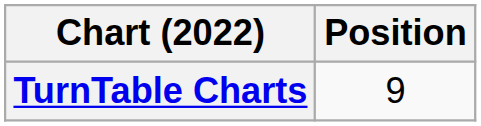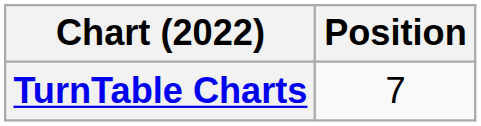(395, 90) 9 -> (395, 90) 7
